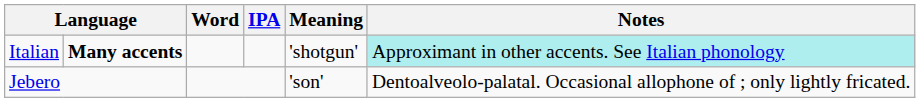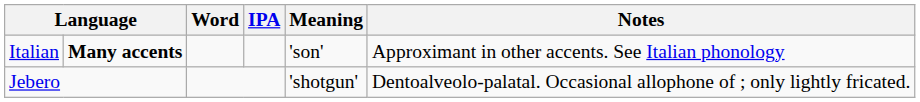(324, 50) 'shotgun' -> (306, 50) 'son'
(578, 50) paleturquoise background -> (578, 50) no background
(306, 81) 'son' -> (324, 81) 'shotgun'
